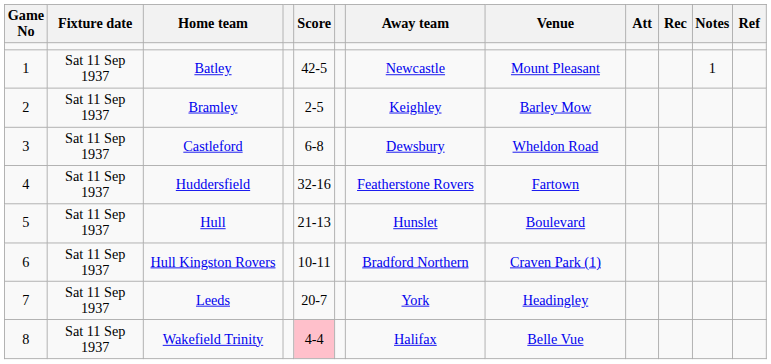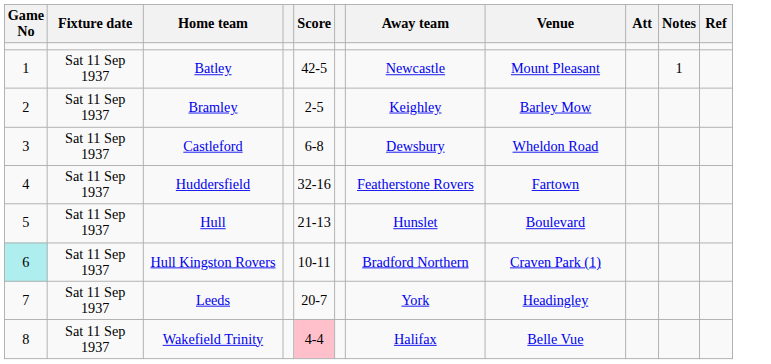- column: (675, 23)
(26, 261) no background -> (26, 261) paleturquoise background
